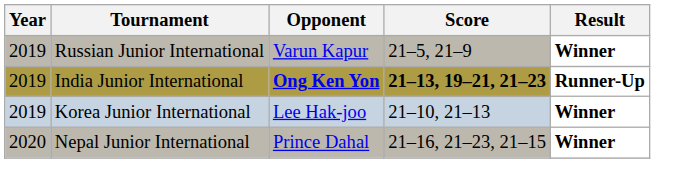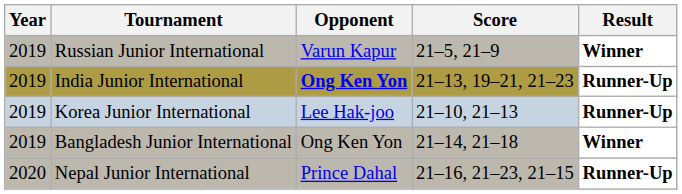(467, 81) bold -> (495, 81) normal
(585, 112) Winner -> (628, 112) Runner-Up
+ row: (173, 142)
(585, 142) Winner -> (628, 173) Runner-Up
